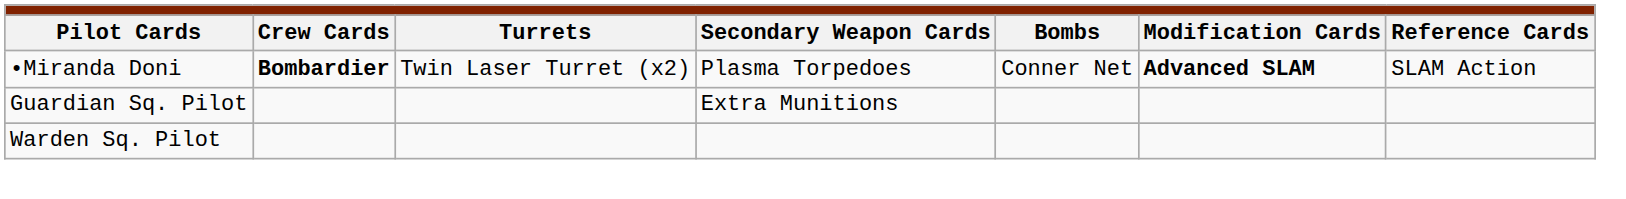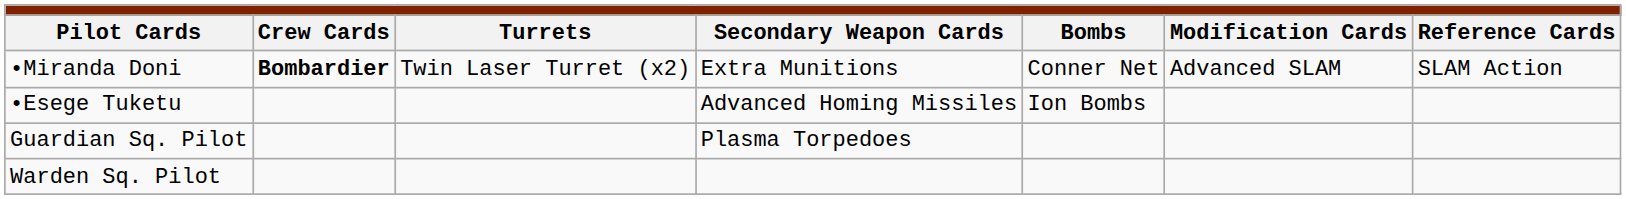(806, 69) Plasma Torpedoes -> (800, 69) Extra Munitions
(1229, 69) bold -> (1256, 69) normal
+ row: (96, 105)
(800, 105) Extra Munitions -> (806, 141) Plasma Torpedoes
